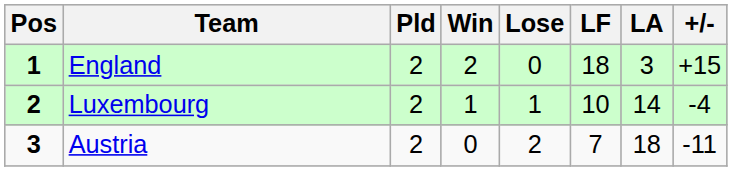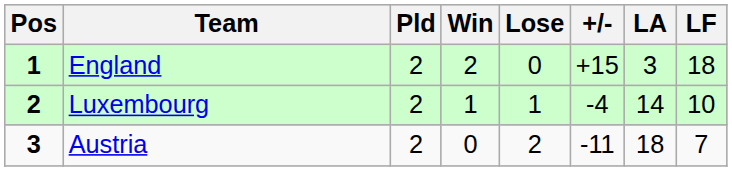columns swapped: (596, 24) <-> (700, 24)
